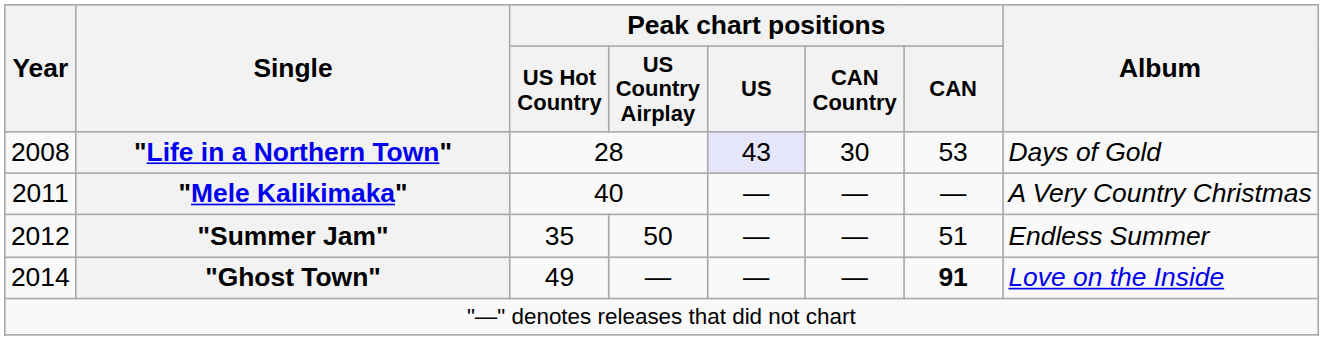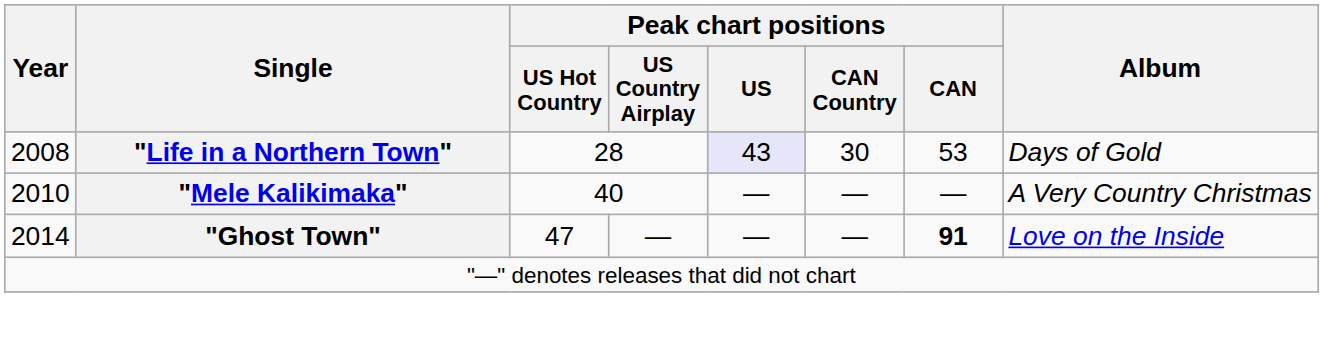(40, 193) 2011 -> (40, 193) 2010
- row: (293, 235)
(559, 277) 49 -> (559, 235) 47
